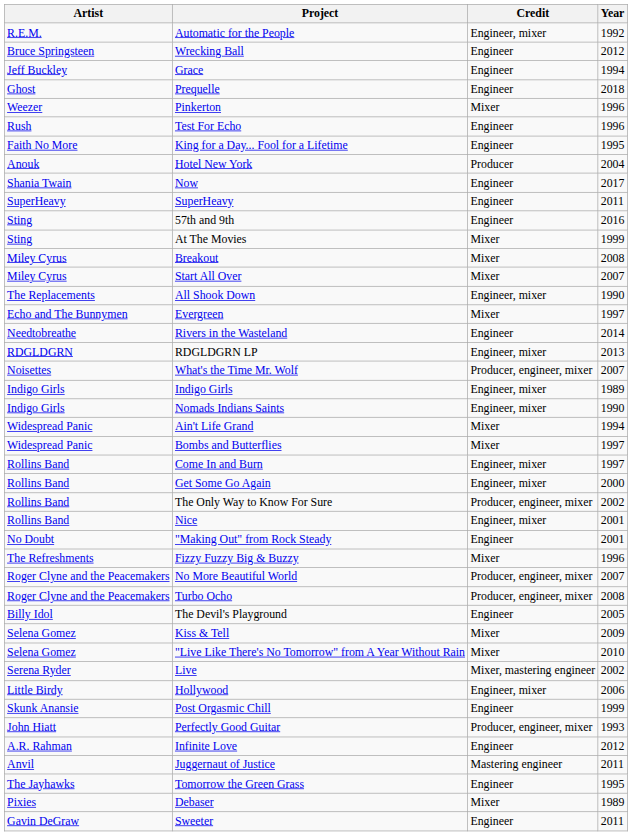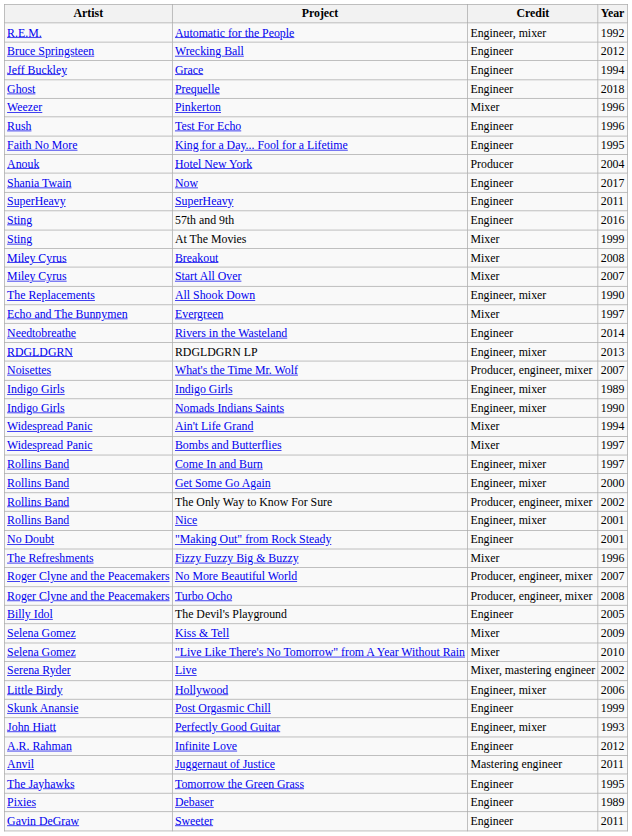(531, 727) Producer, engineer, mixer -> (508, 727) Engineer, mixer
(485, 802) Mixer -> (492, 802) Engineer
